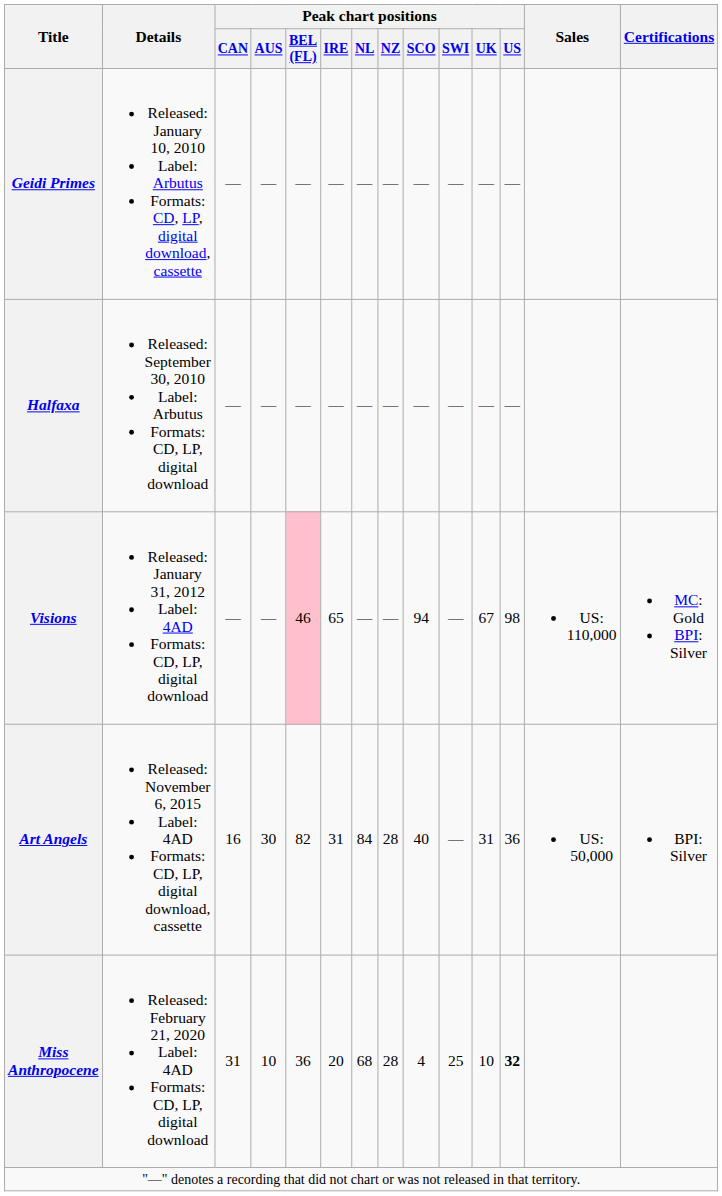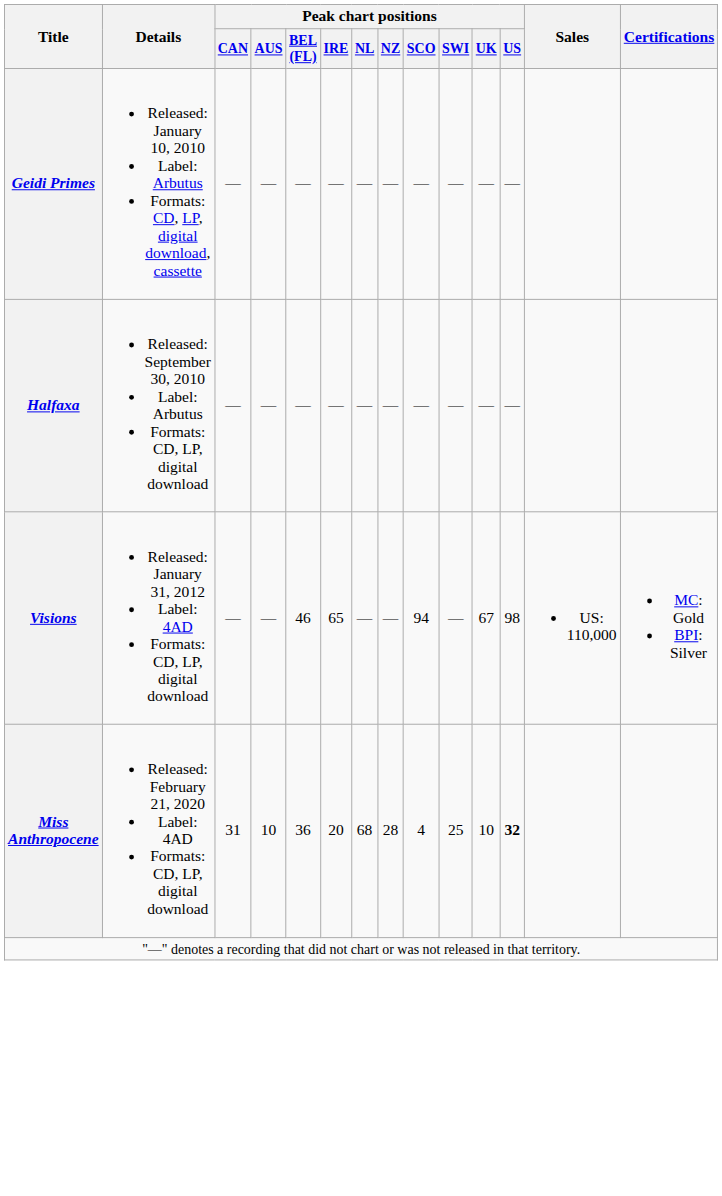(303, 618) pink background -> (303, 618) no background
- row: (53, 839)
